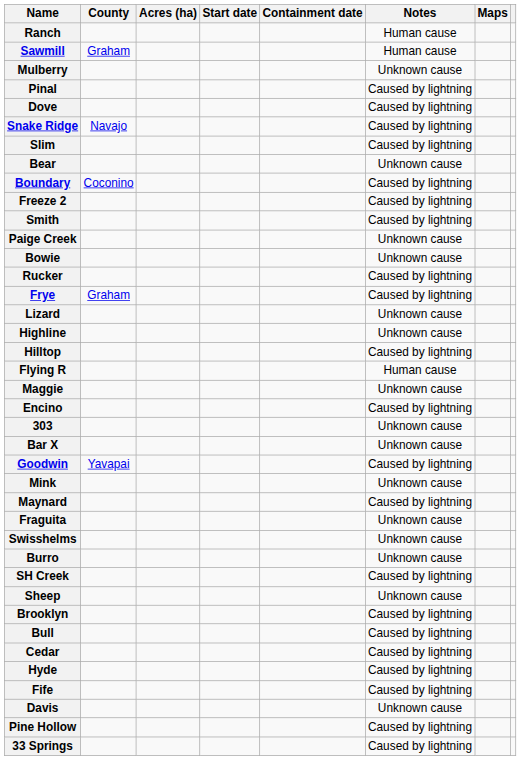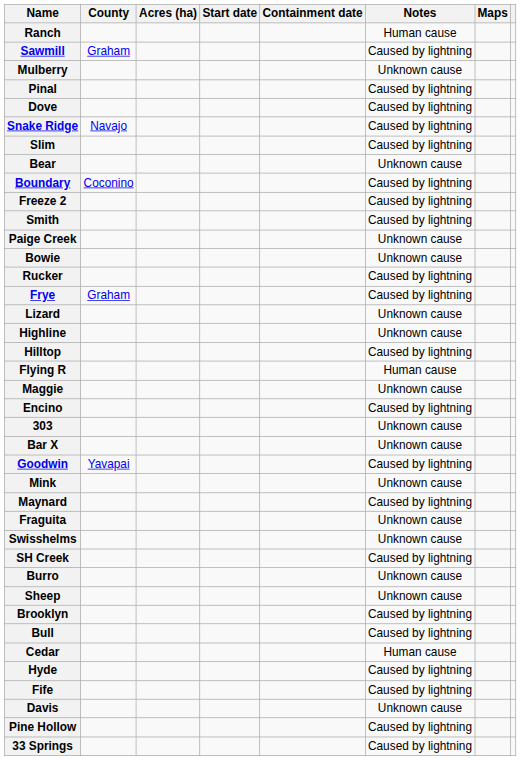(420, 51) Human cause -> (420, 51) Caused by lightning
rows swapped: (43, 577) <-> (43, 558)
(420, 652) Caused by lightning -> (420, 652) Human cause
